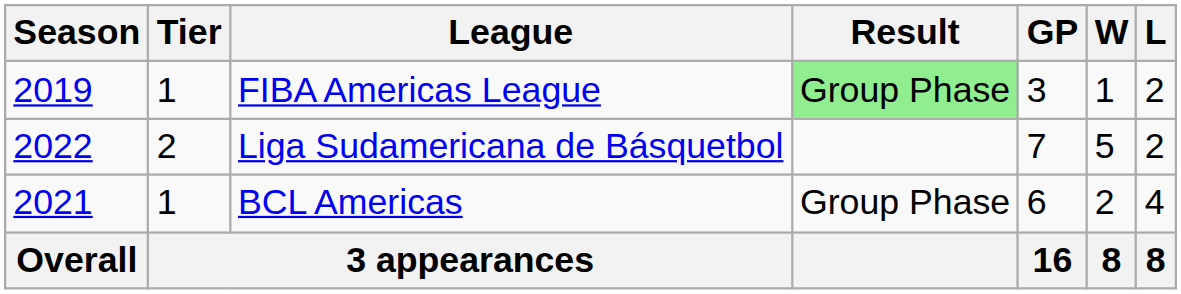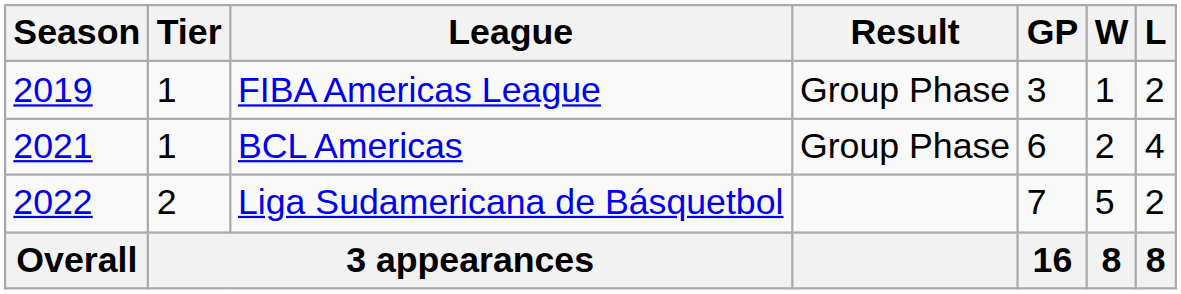(905, 89) lightgreen background -> (905, 89) no background
rows swapped: (350, 202) <-> (511, 145)
